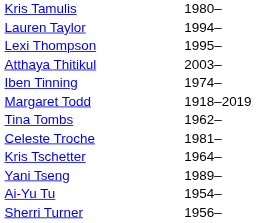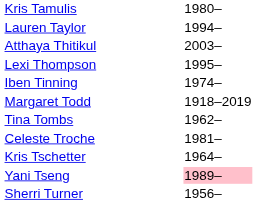rows swapped: (50, 64) <-> (50, 46)
(203, 175) no background -> (203, 175) pink background
- row: (30, 193)
